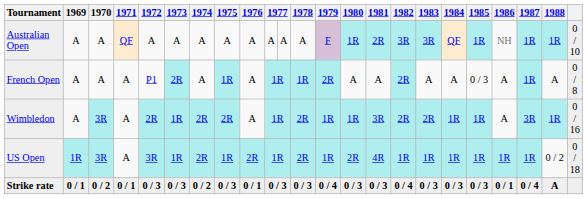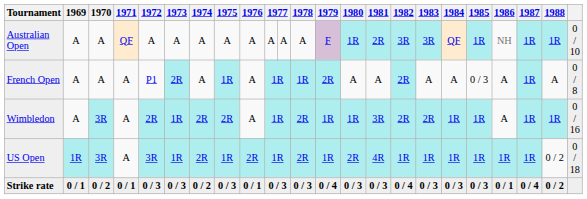(529, 118) 3R -> (529, 118) 1R
(555, 185) A -> (555, 185) 0 / 2
